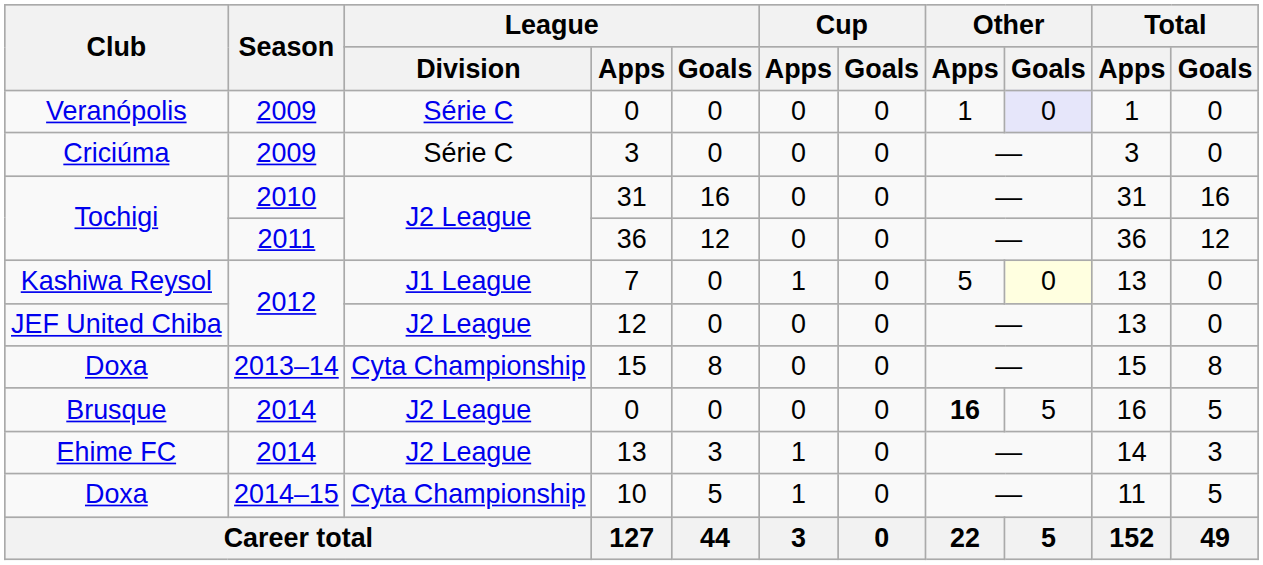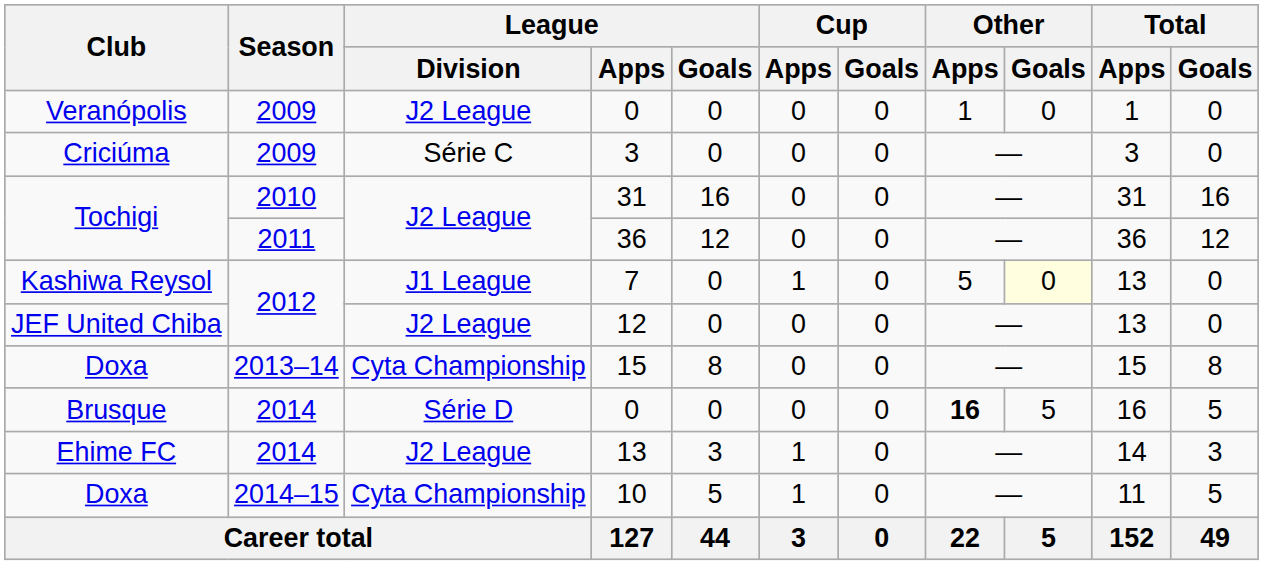(468, 111) Série C -> (468, 111) J2 League
(1048, 111) lavender background -> (1048, 111) no background
(468, 409) J2 League -> (468, 409) Série D
